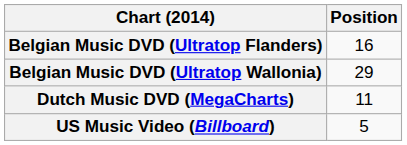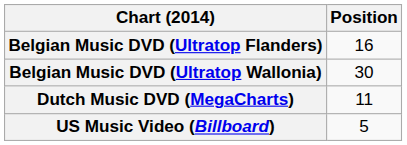(364, 72) 29 -> (364, 72) 30
